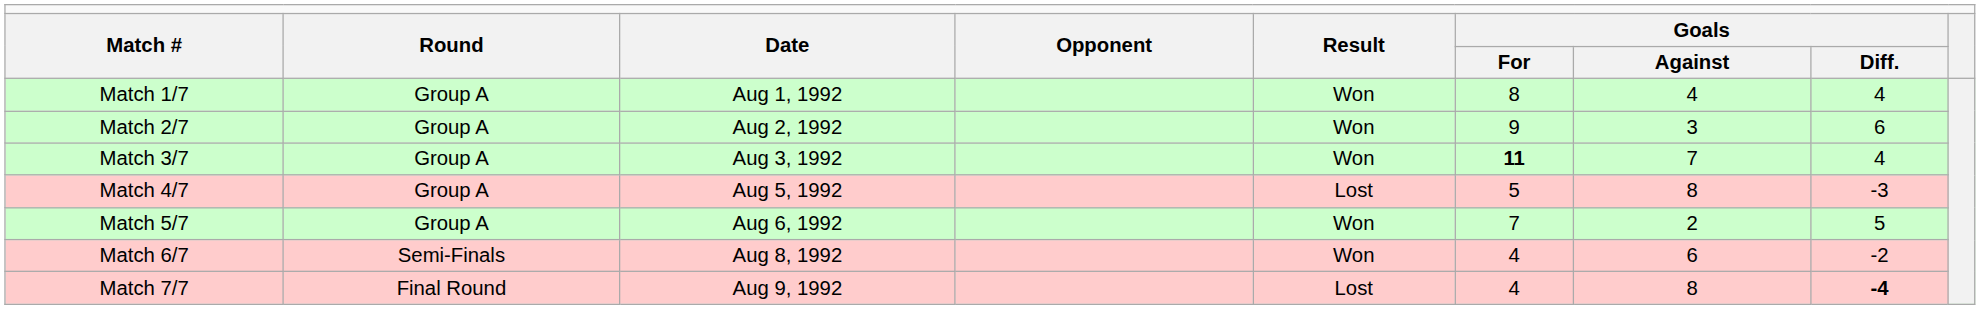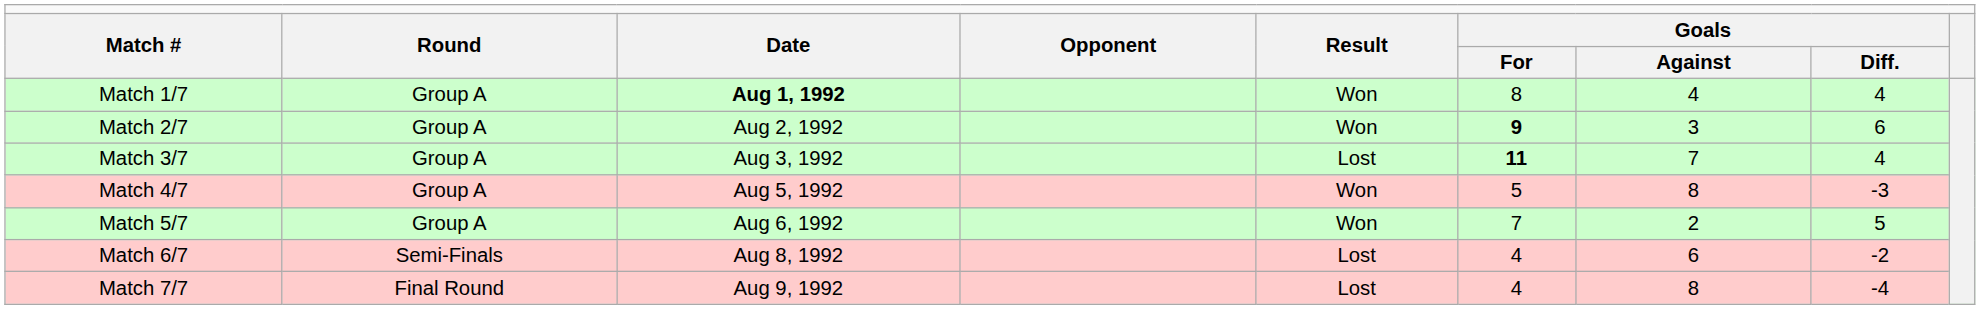(787, 94) normal -> (788, 94) bold
(1514, 126) normal -> (1516, 126) bold
(1354, 158) Won -> (1357, 158) Lost
(1354, 191) Lost -> (1357, 191) Won
(1354, 255) Won -> (1357, 255) Lost
(1880, 287) bold -> (1880, 287) normal
